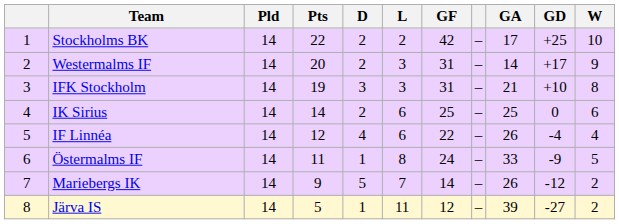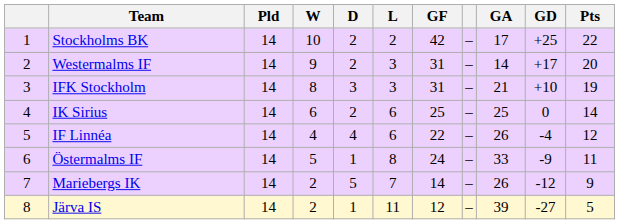columns swapped: (595, 16) <-> (318, 16)
